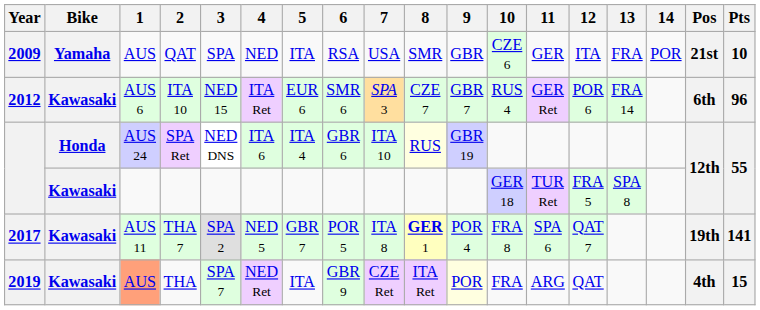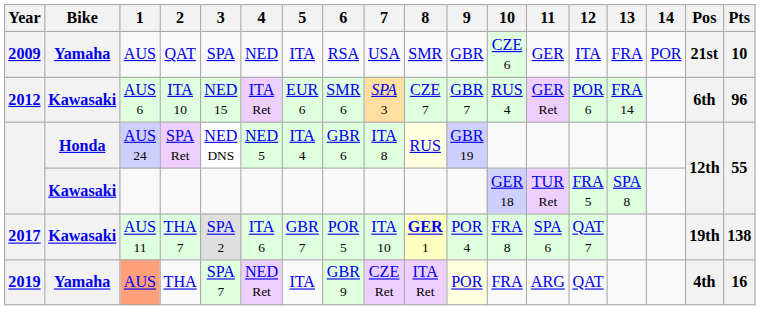(262, 145) ITA 6 -> (262, 145) NED 5
(384, 145) ITA 10 -> (384, 145) ITA 8
(262, 236) NED 5 -> (262, 236) ITA 6
(384, 236) ITA 8 -> (384, 236) ITA 10
(739, 236) 141 -> (739, 236) 138
(82, 282) Kawasaki -> (82, 282) Yamaha
(739, 282) 15 -> (739, 282) 16
